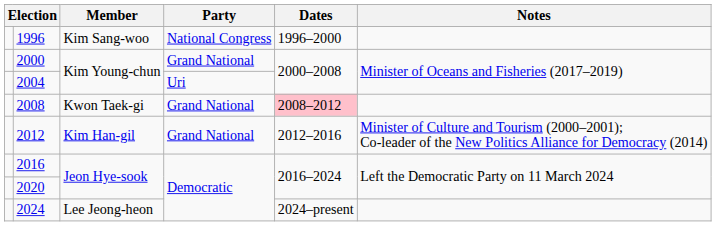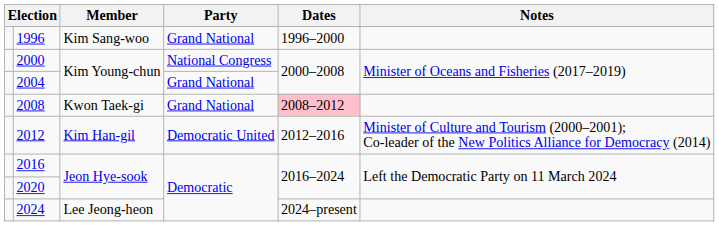(219, 37) National Congress -> (211, 37) Grand National
(211, 60) Grand National -> (219, 60) National Congress
(176, 82) Uri -> (211, 82) Grand National
(211, 135) Grand National -> (221, 135) Democratic United
